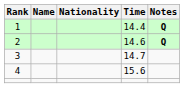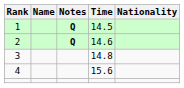columns swapped: (89, 12) <-> (164, 12)
(135, 27) 14.4 -> (102, 27) 14.5
(135, 56) 14.7 -> (102, 56) 14.8
